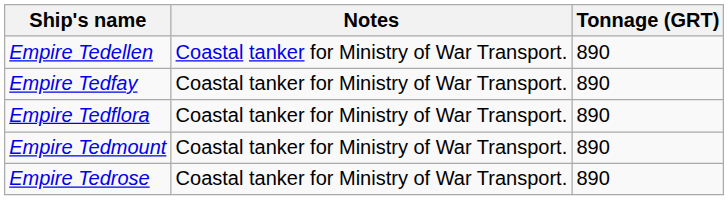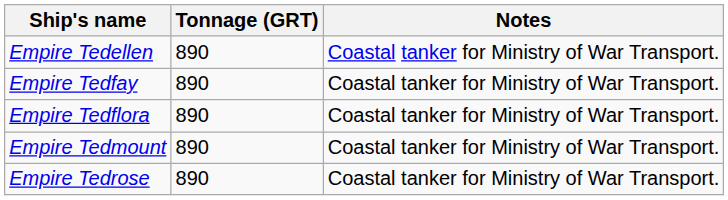columns swapped: (648, 20) <-> (371, 20)
